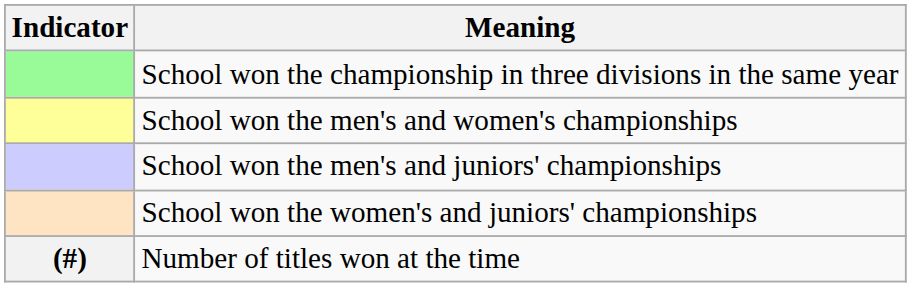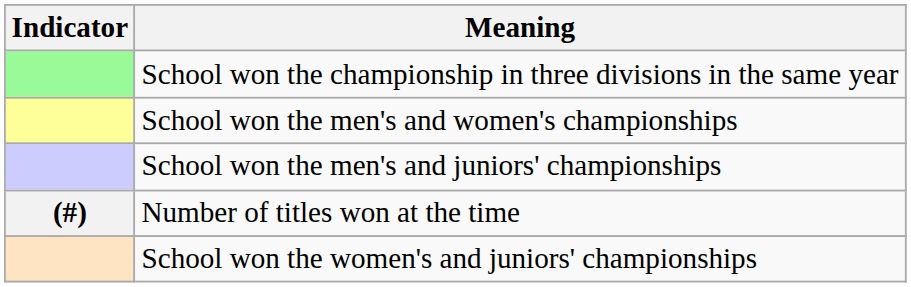rows swapped: (449, 212) <-> (331, 258)
